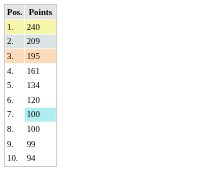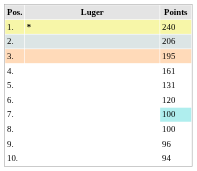+ column: (92, 12)
(33, 41) 209 -> (169, 41) 206
(33, 85) 134 -> (169, 85) 131
(31, 144) 99 -> (166, 144) 96
